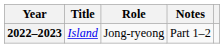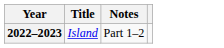- column: (134, 14)
